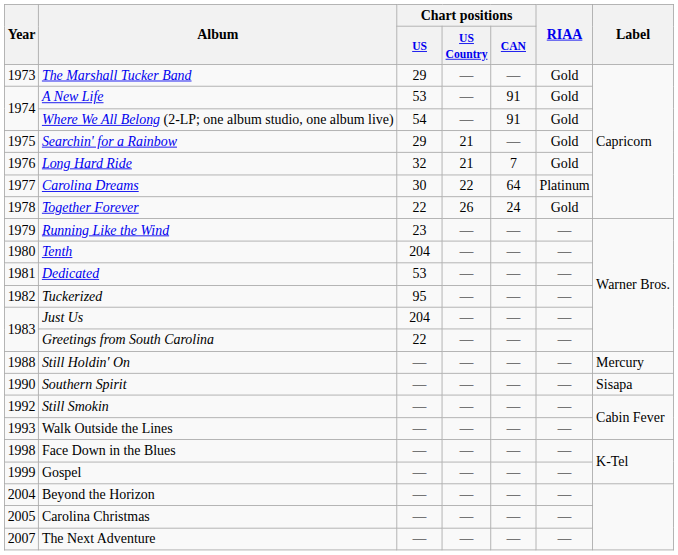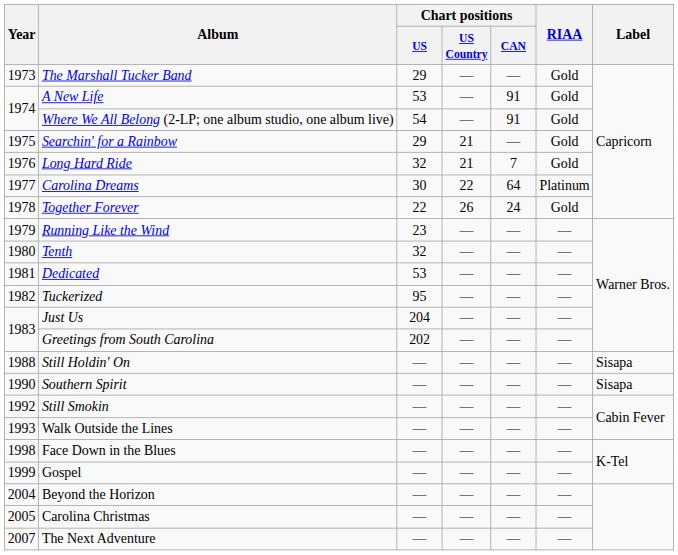(420, 251) 204 -> (420, 251) 32
(420, 340) 22 -> (420, 340) 202
(620, 362) Mercury -> (614, 362) Sisapa
